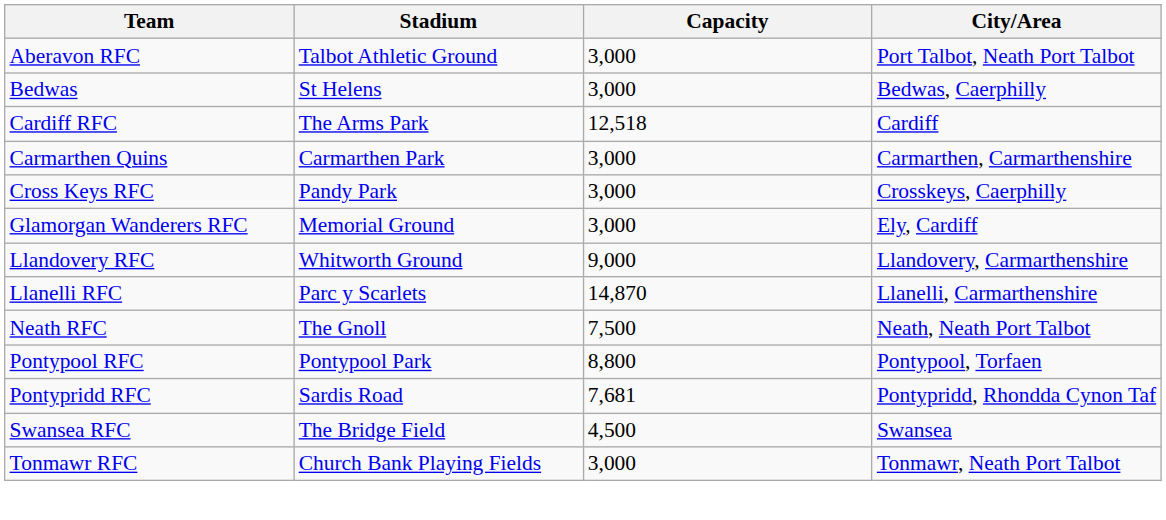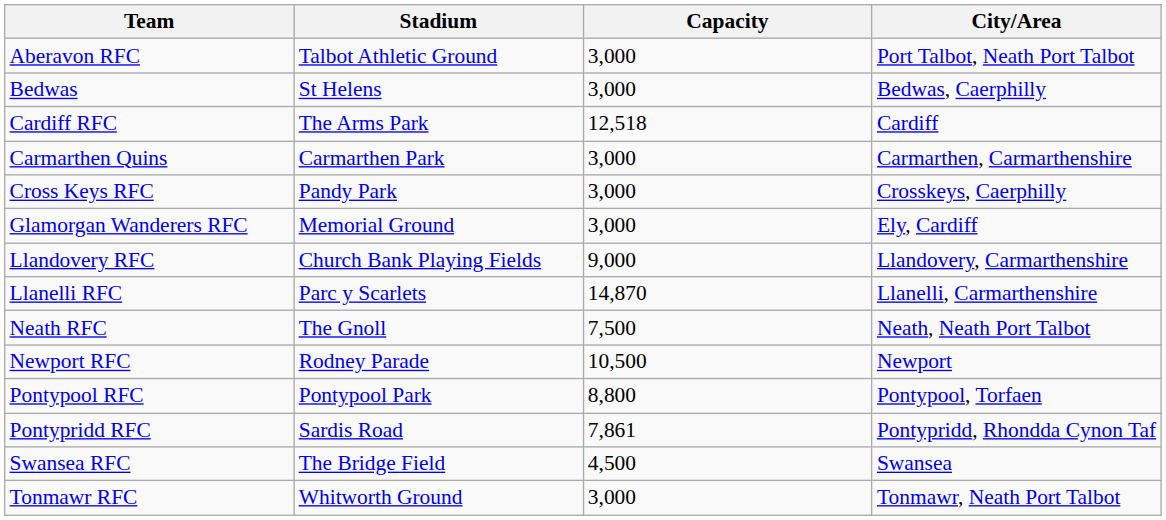(381, 259) Whitworth Ground -> (420, 259) Church Bank Playing Fields
+ row: (70, 361)
(612, 395) 7,681 -> (612, 429) 7,861
(420, 463) Church Bank Playing Fields -> (381, 497) Whitworth Ground
